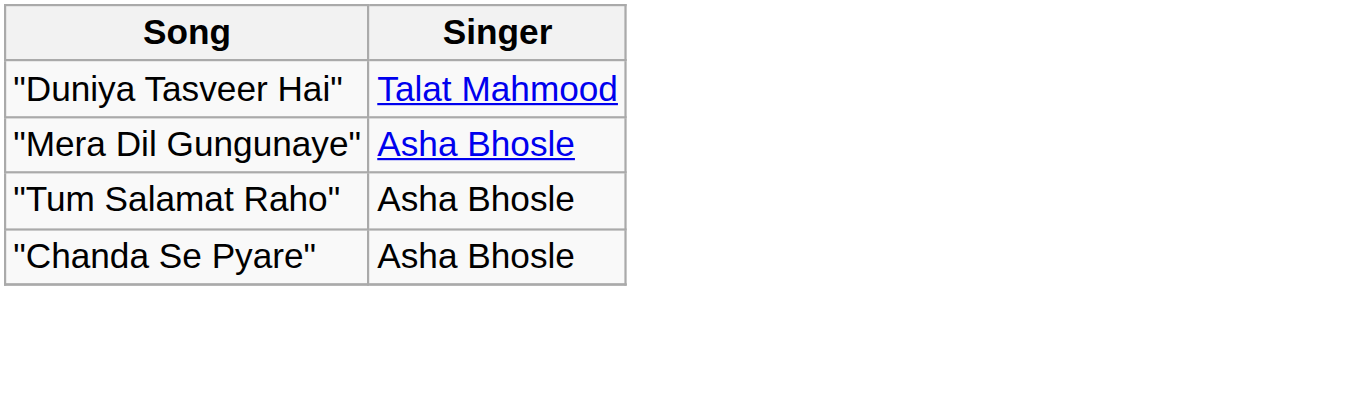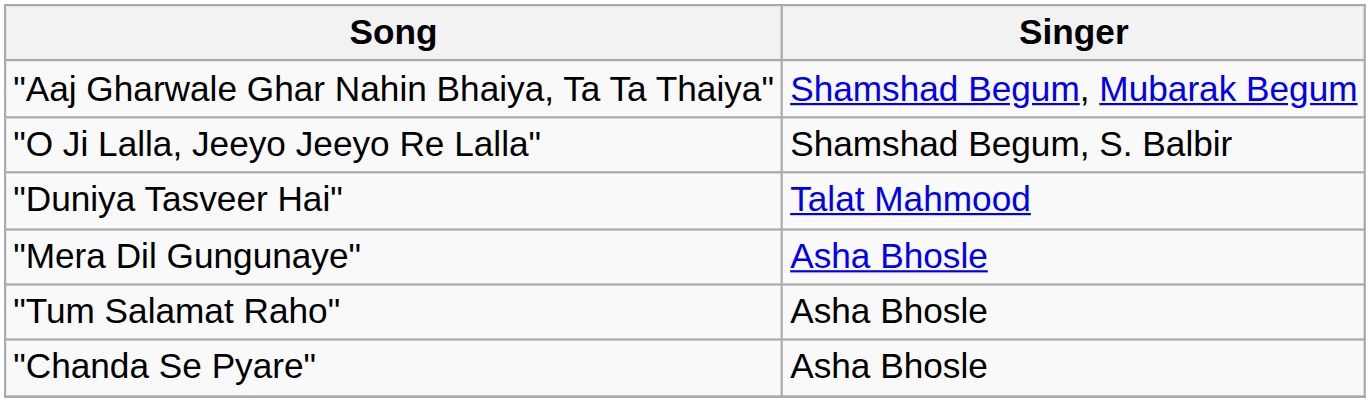+ row: (394, 88)
+ row: (277, 144)
